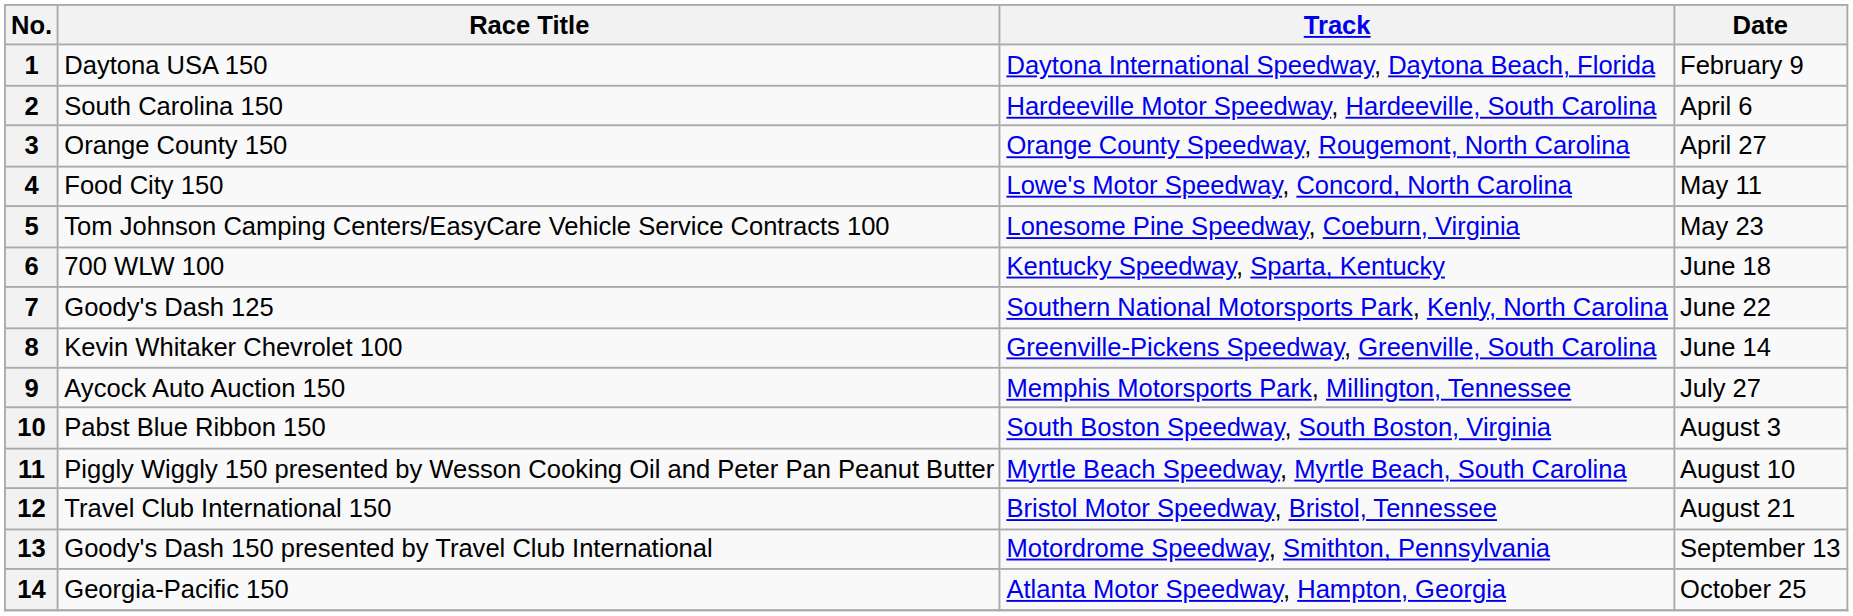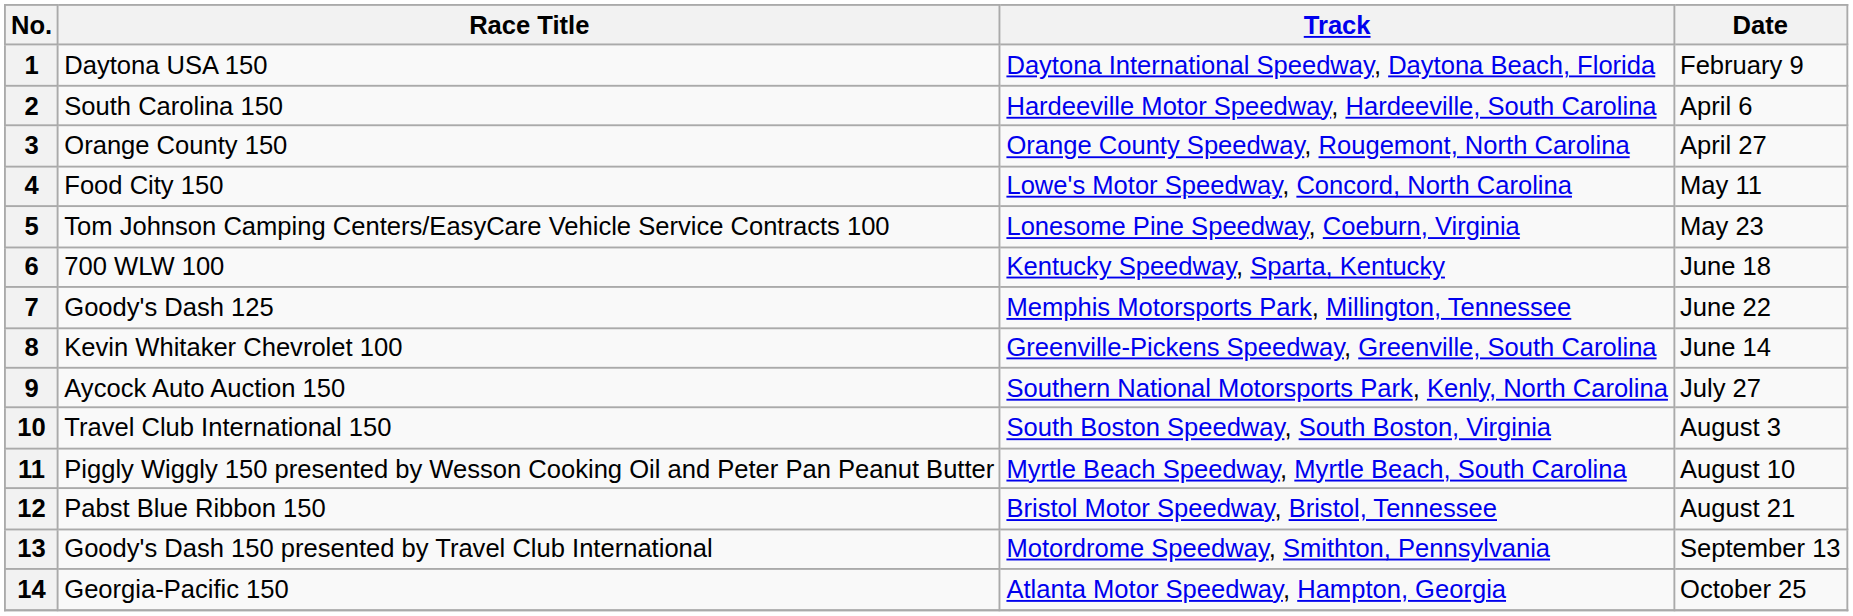(1337, 307) Southern National Motorsports Park, Kenly, North Carolina -> (1289, 307) Memphis Motorsports Park, Millington, Tennessee
(1289, 387) Memphis Motorsports Park, Millington, Tennessee -> (1337, 387) Southern National Motorsports Park, Kenly, North Carolina
(195, 428) Pabst Blue Ribbon 150 -> (228, 428) Travel Club International 150
(228, 508) Travel Club International 150 -> (195, 508) Pabst Blue Ribbon 150
